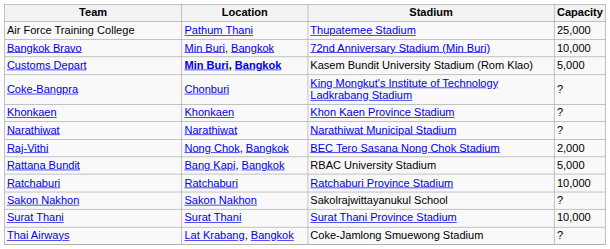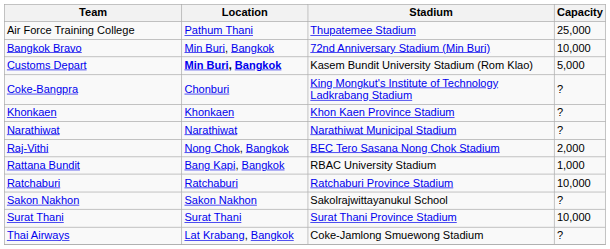(571, 165) 5,000 -> (571, 165) 1,000
